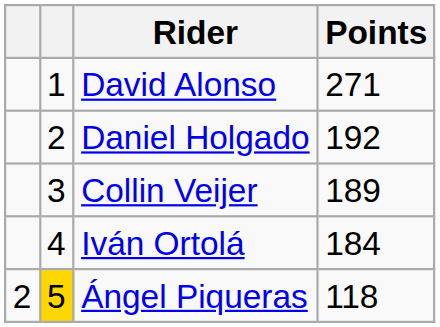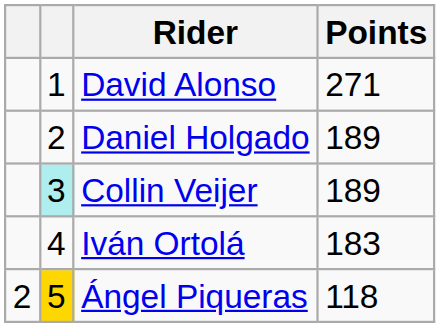(353, 138) 192 -> (353, 138) 189
(56, 191) no background -> (56, 191) paleturquoise background
(353, 244) 184 -> (353, 244) 183
